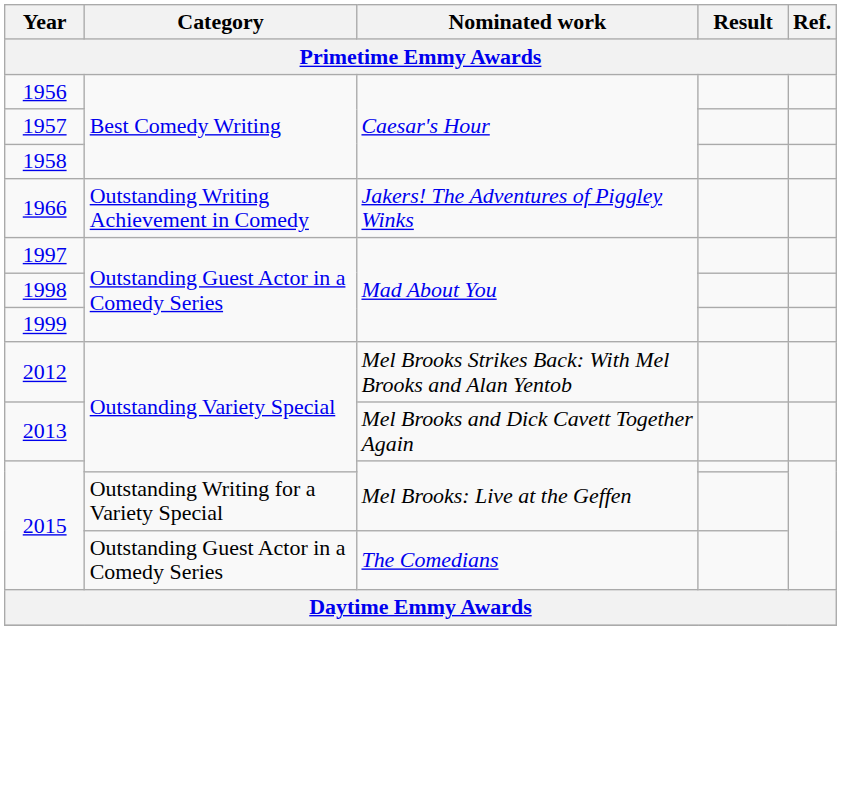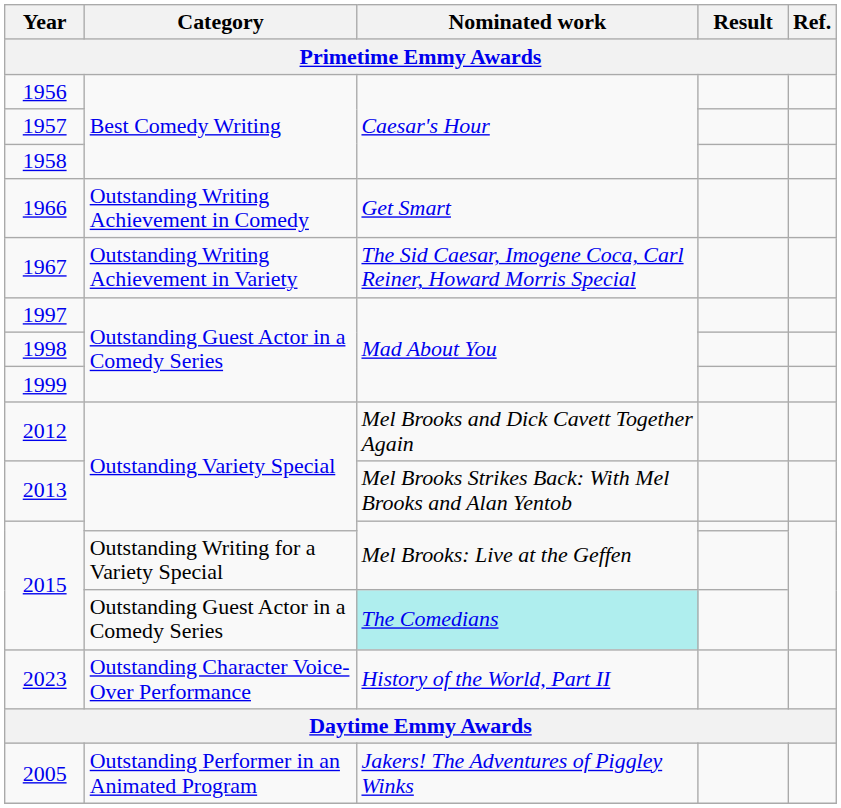(512, 208) Jakers! The Adventures of Piggley Winks -> (406, 208) Get Smart
+ row: (45, 267)
(515, 371) Mel Brooks Strikes Back: With Mel Brooks and Alan Yentob -> (527, 431) Mel Brooks and Dick Cavett Together Again
(527, 431) Mel Brooks and Dick Cavett Together Again -> (515, 490) Mel Brooks Strikes Back: With Mel Brooks and Alan Yentob
(430, 560) no background -> (430, 619) paleturquoise background
+ row: (45, 678)
+ row: (45, 773)
